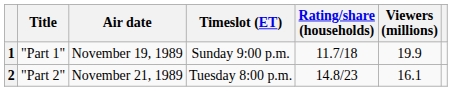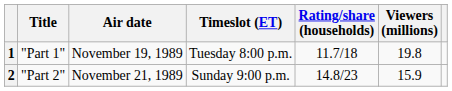(241, 53) Sunday 9:00 p.m. -> (241, 53) Tuesday 8:00 p.m.
(410, 53) 19.9 -> (410, 53) 19.8
(241, 75) Tuesday 8:00 p.m. -> (241, 75) Sunday 9:00 p.m.
(410, 75) 16.1 -> (410, 75) 15.9
